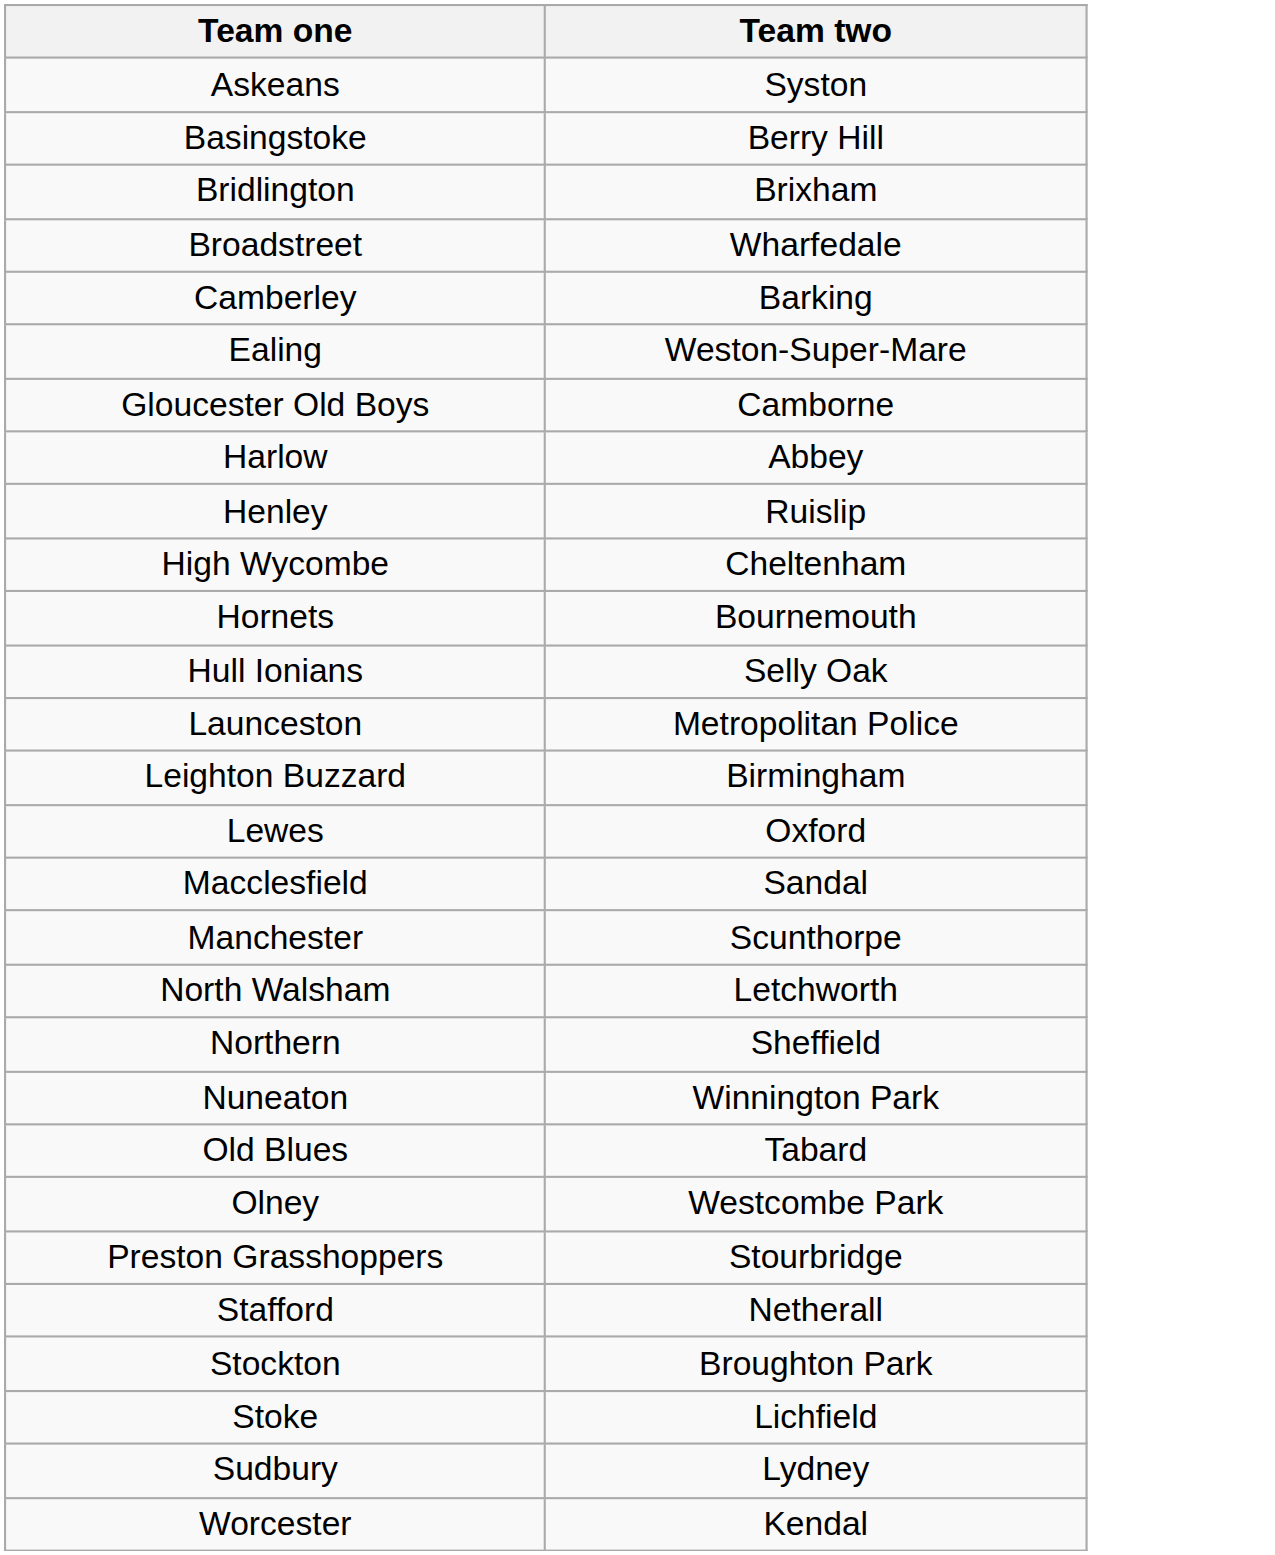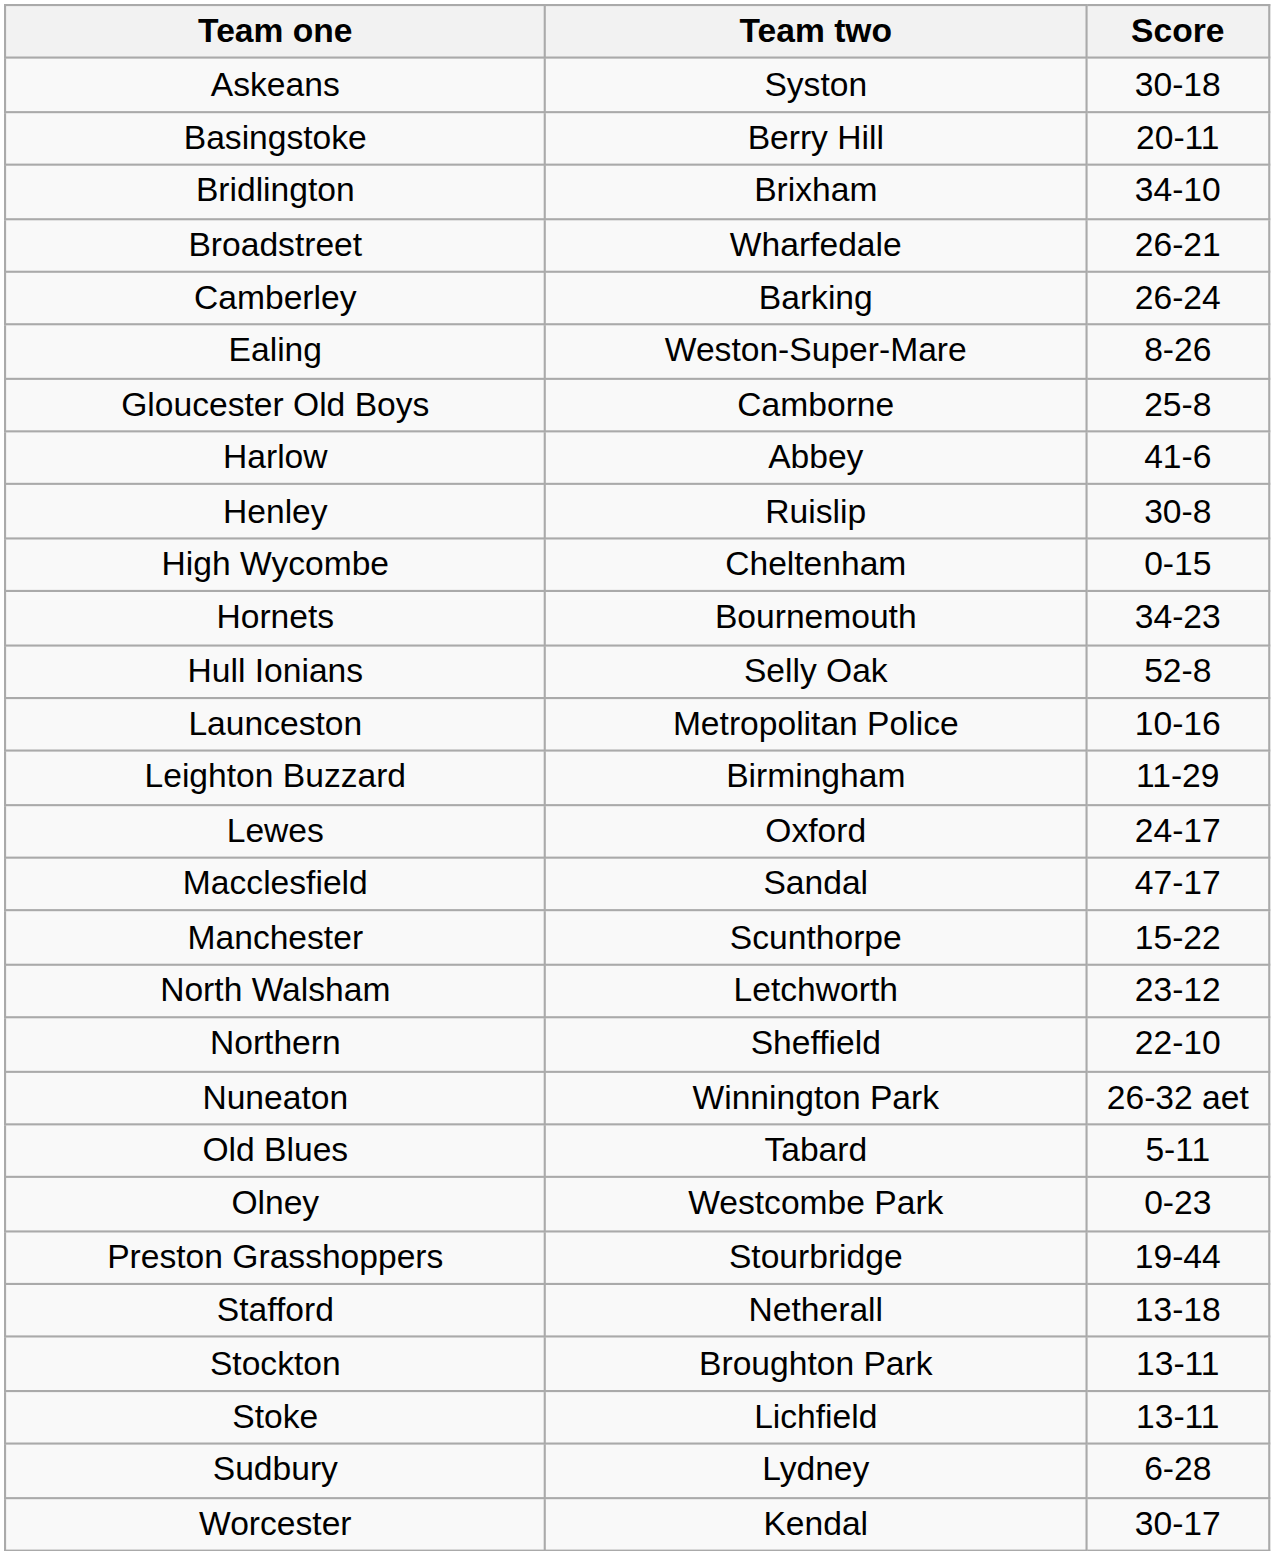+ column: (1178, 31)
